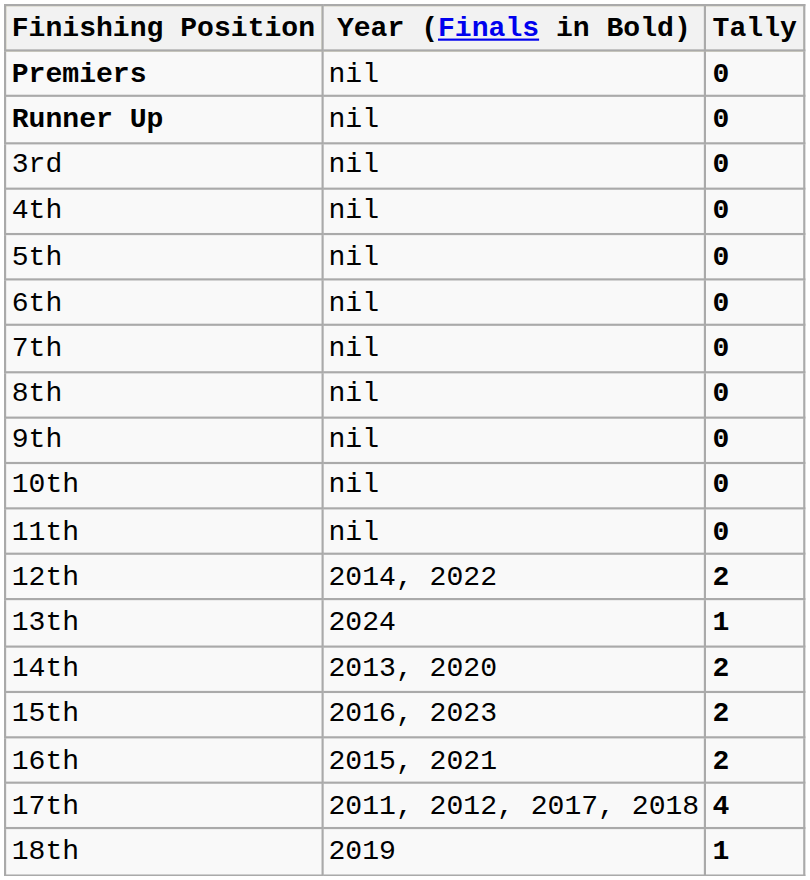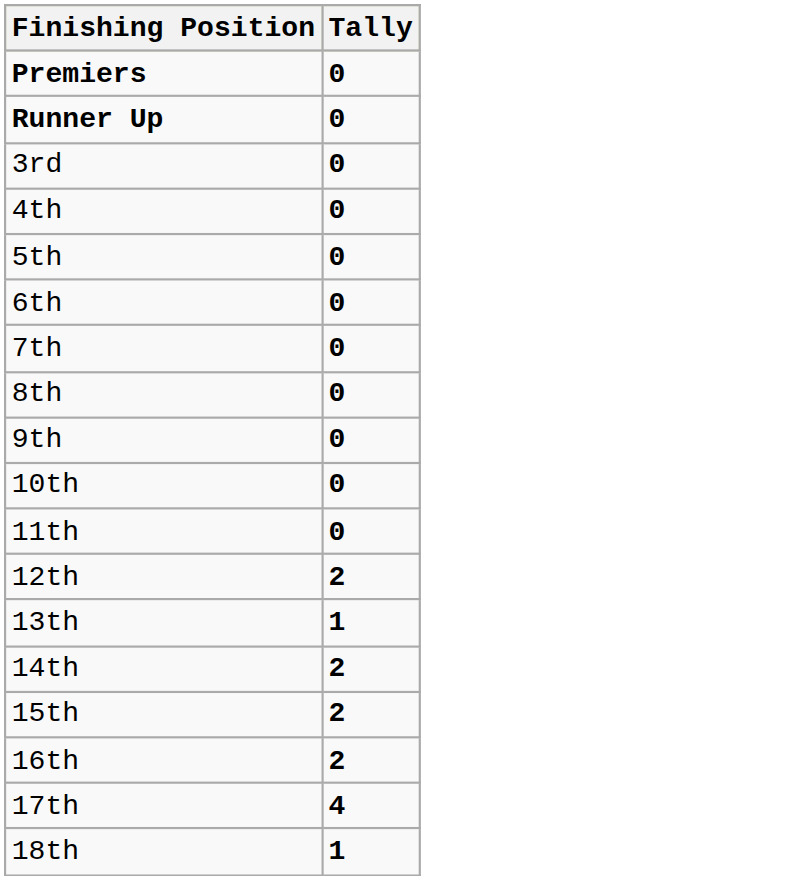- column: (514, 28)
